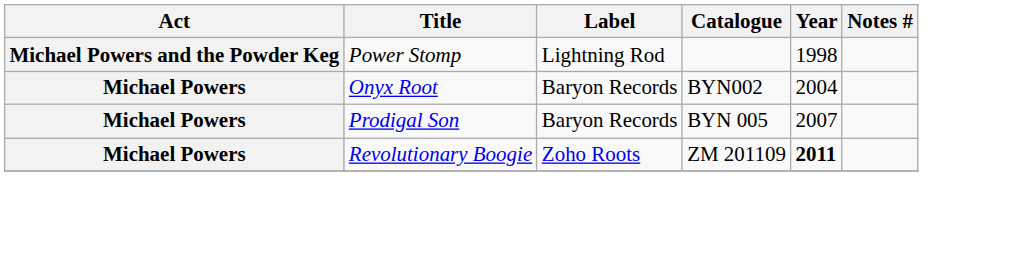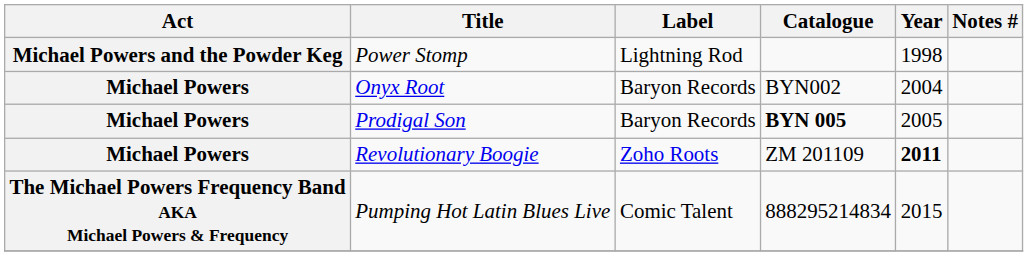(728, 120) normal -> (806, 120) bold
(817, 120) 2007 -> (922, 120) 2005
+ row: (483, 210)
